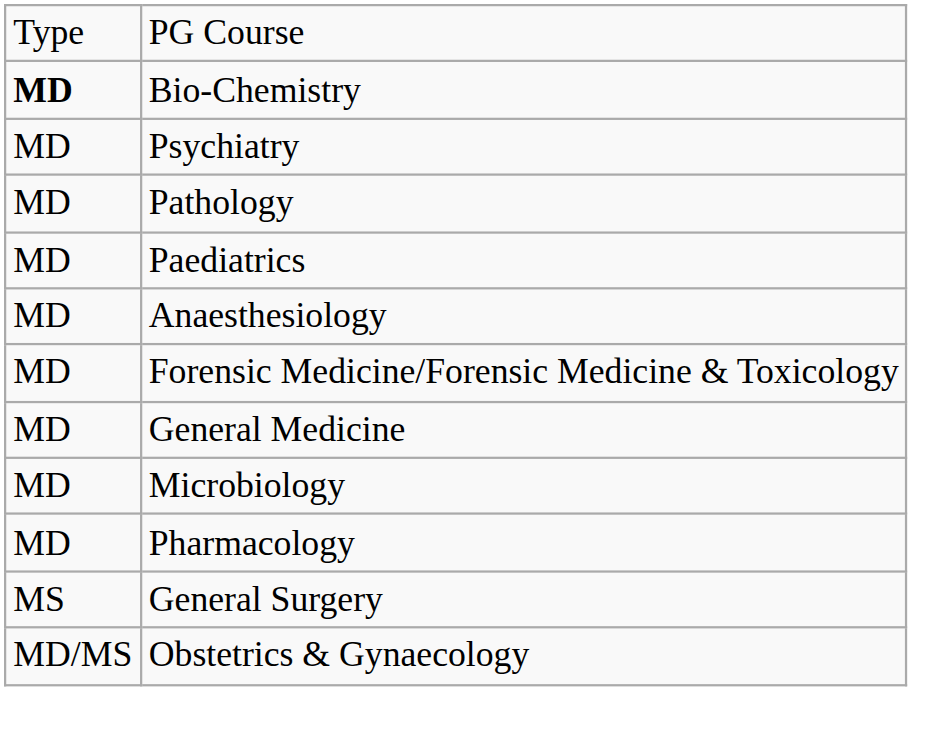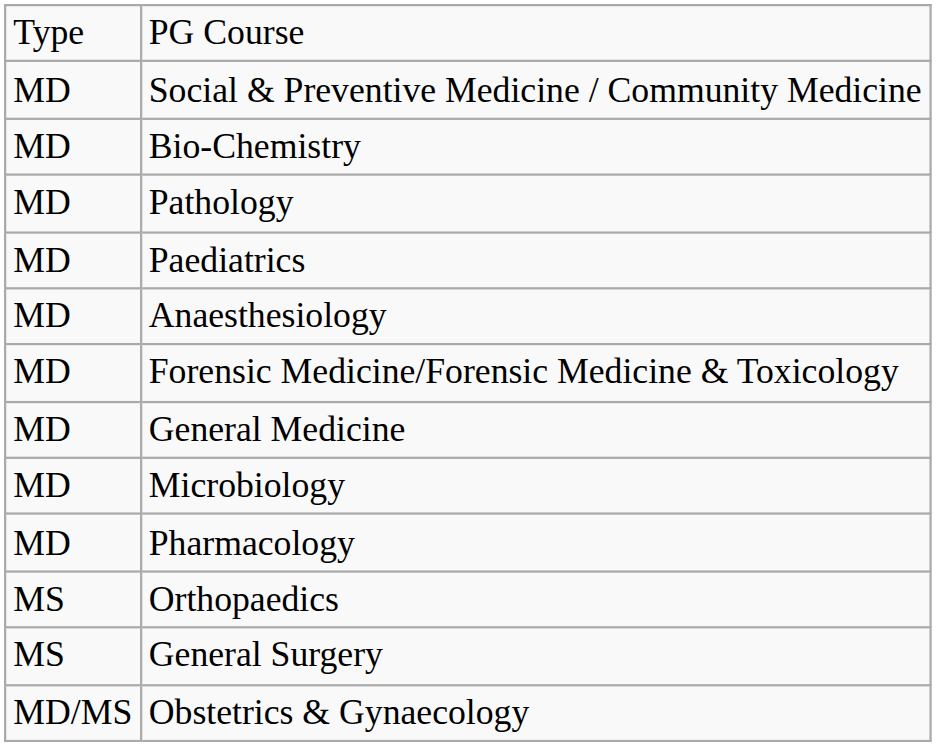+ row: (535, 89)
(43, 89) bold -> (42, 145) normal
- row: (224, 145)
+ row: (244, 598)
